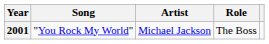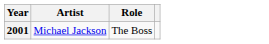- column: (83, 13)
